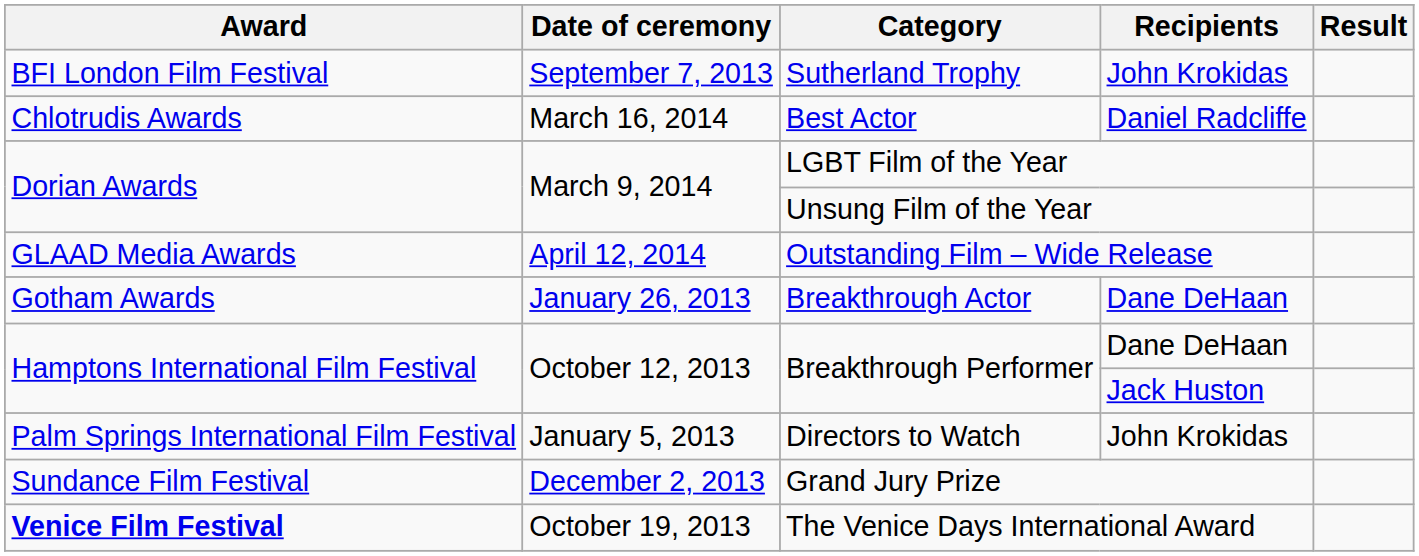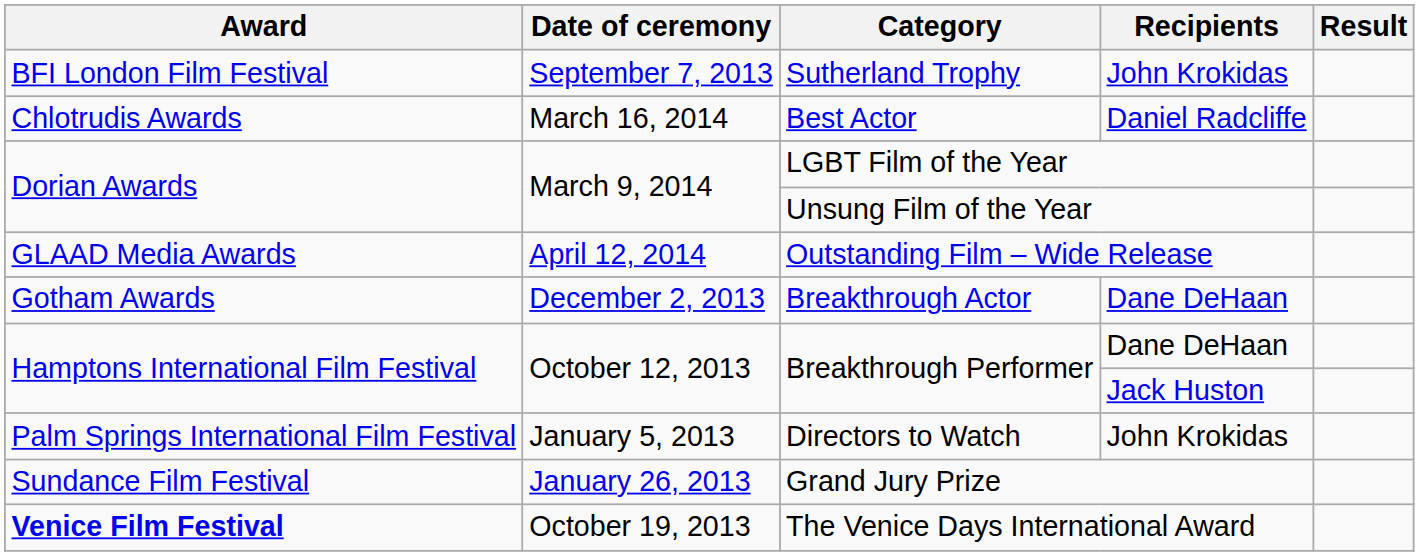(640, 299) January 26, 2013 -> (647, 299) December 2, 2013
(647, 481) December 2, 2013 -> (640, 481) January 26, 2013
